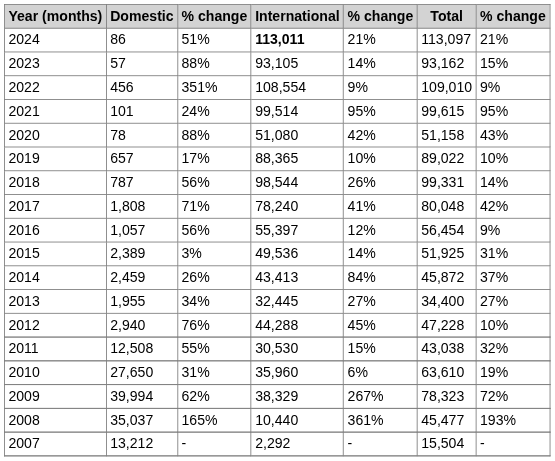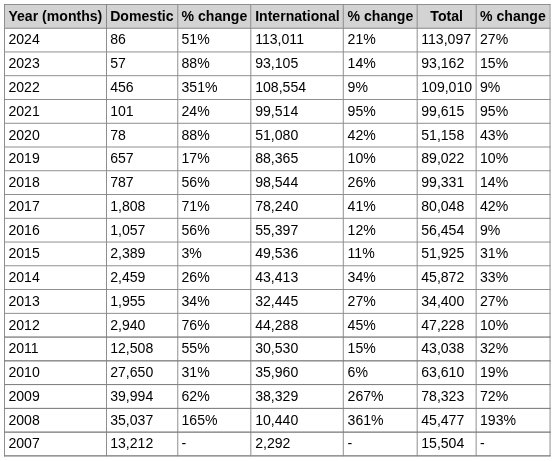(280, 40) bold -> (280, 40) normal
(494, 40) 21% -> (494, 40) 27%
(362, 253) 14% -> (361, 253) 11%
(362, 277) 84% -> (362, 277) 34%
(494, 277) 37% -> (494, 277) 33%
